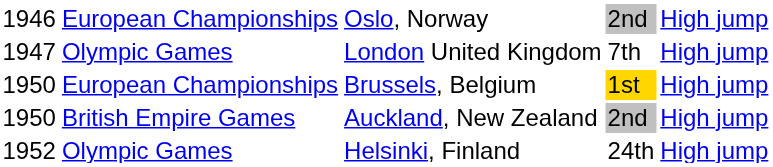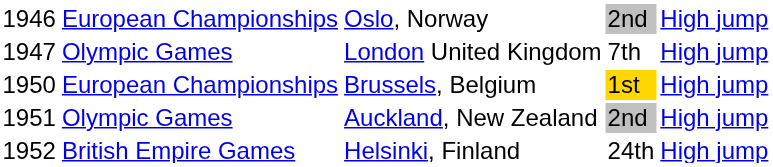(29, 117) 1950 -> (29, 117) 1951
(179, 117) British Empire Games -> (147, 117) Olympic Games
(147, 150) Olympic Games -> (179, 150) British Empire Games
